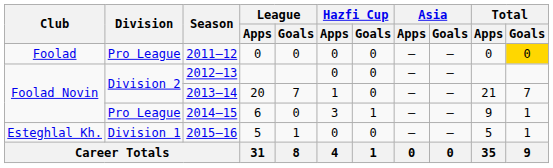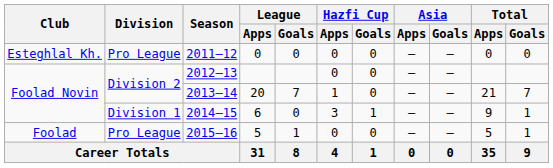(55, 54) Foolad -> (55, 54) Esteghlal Kh.
(527, 54) gold background -> (527, 54) no background
(144, 113) Pro League -> (144, 113) Division 1
(55, 133) Esteghlal Kh. -> (55, 133) Foolad
(144, 133) Division 1 -> (144, 133) Pro League
